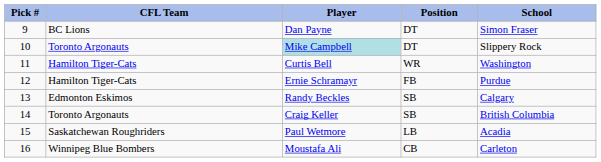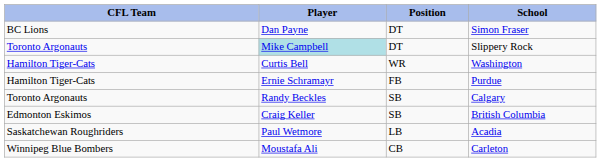- column: (25, 13)
(90, 98) Edmonton Eskimos -> (47, 98) Toronto Argonauts
(88, 115) Toronto Argonauts -> (49, 115) Edmonton Eskimos
